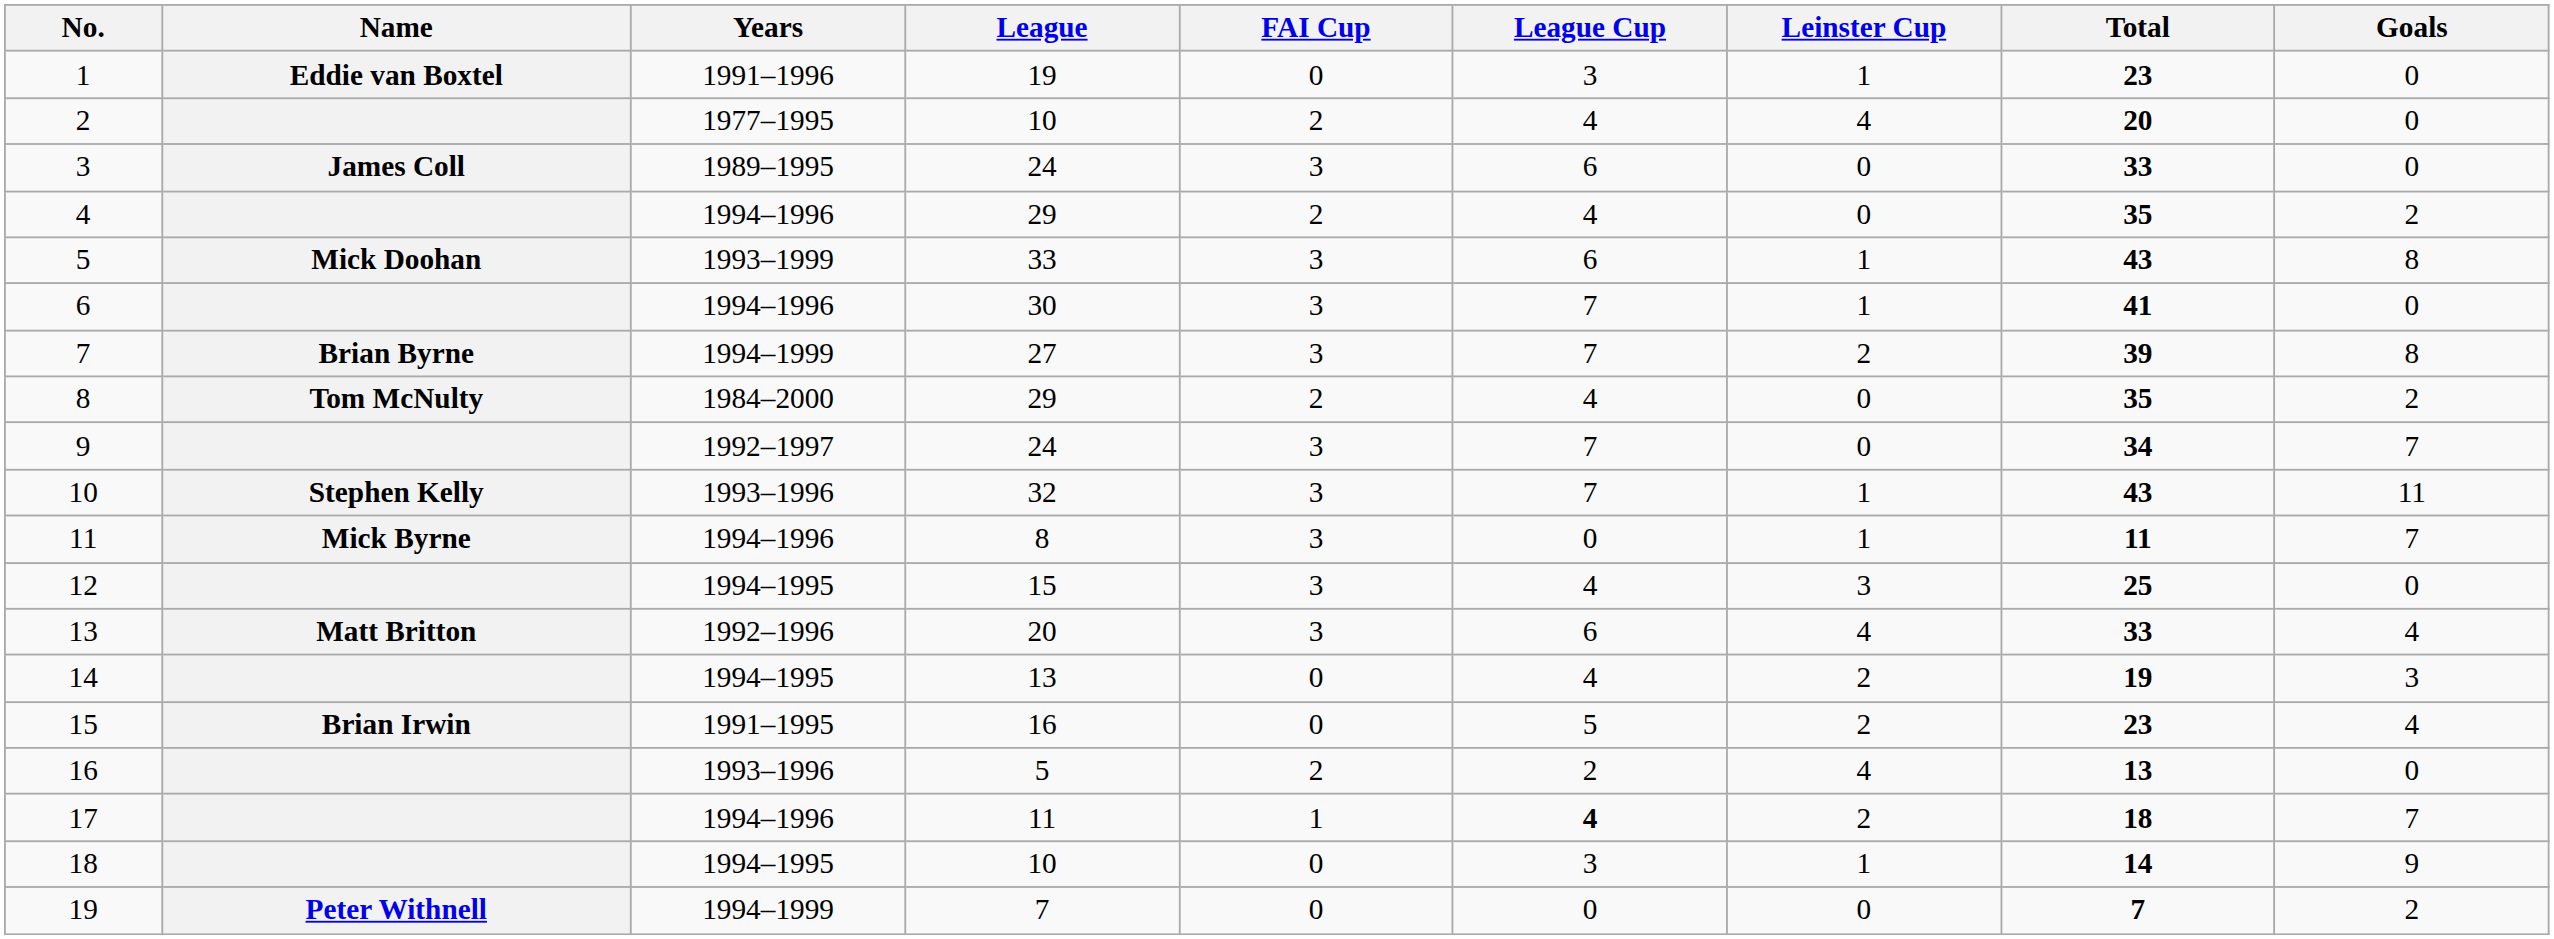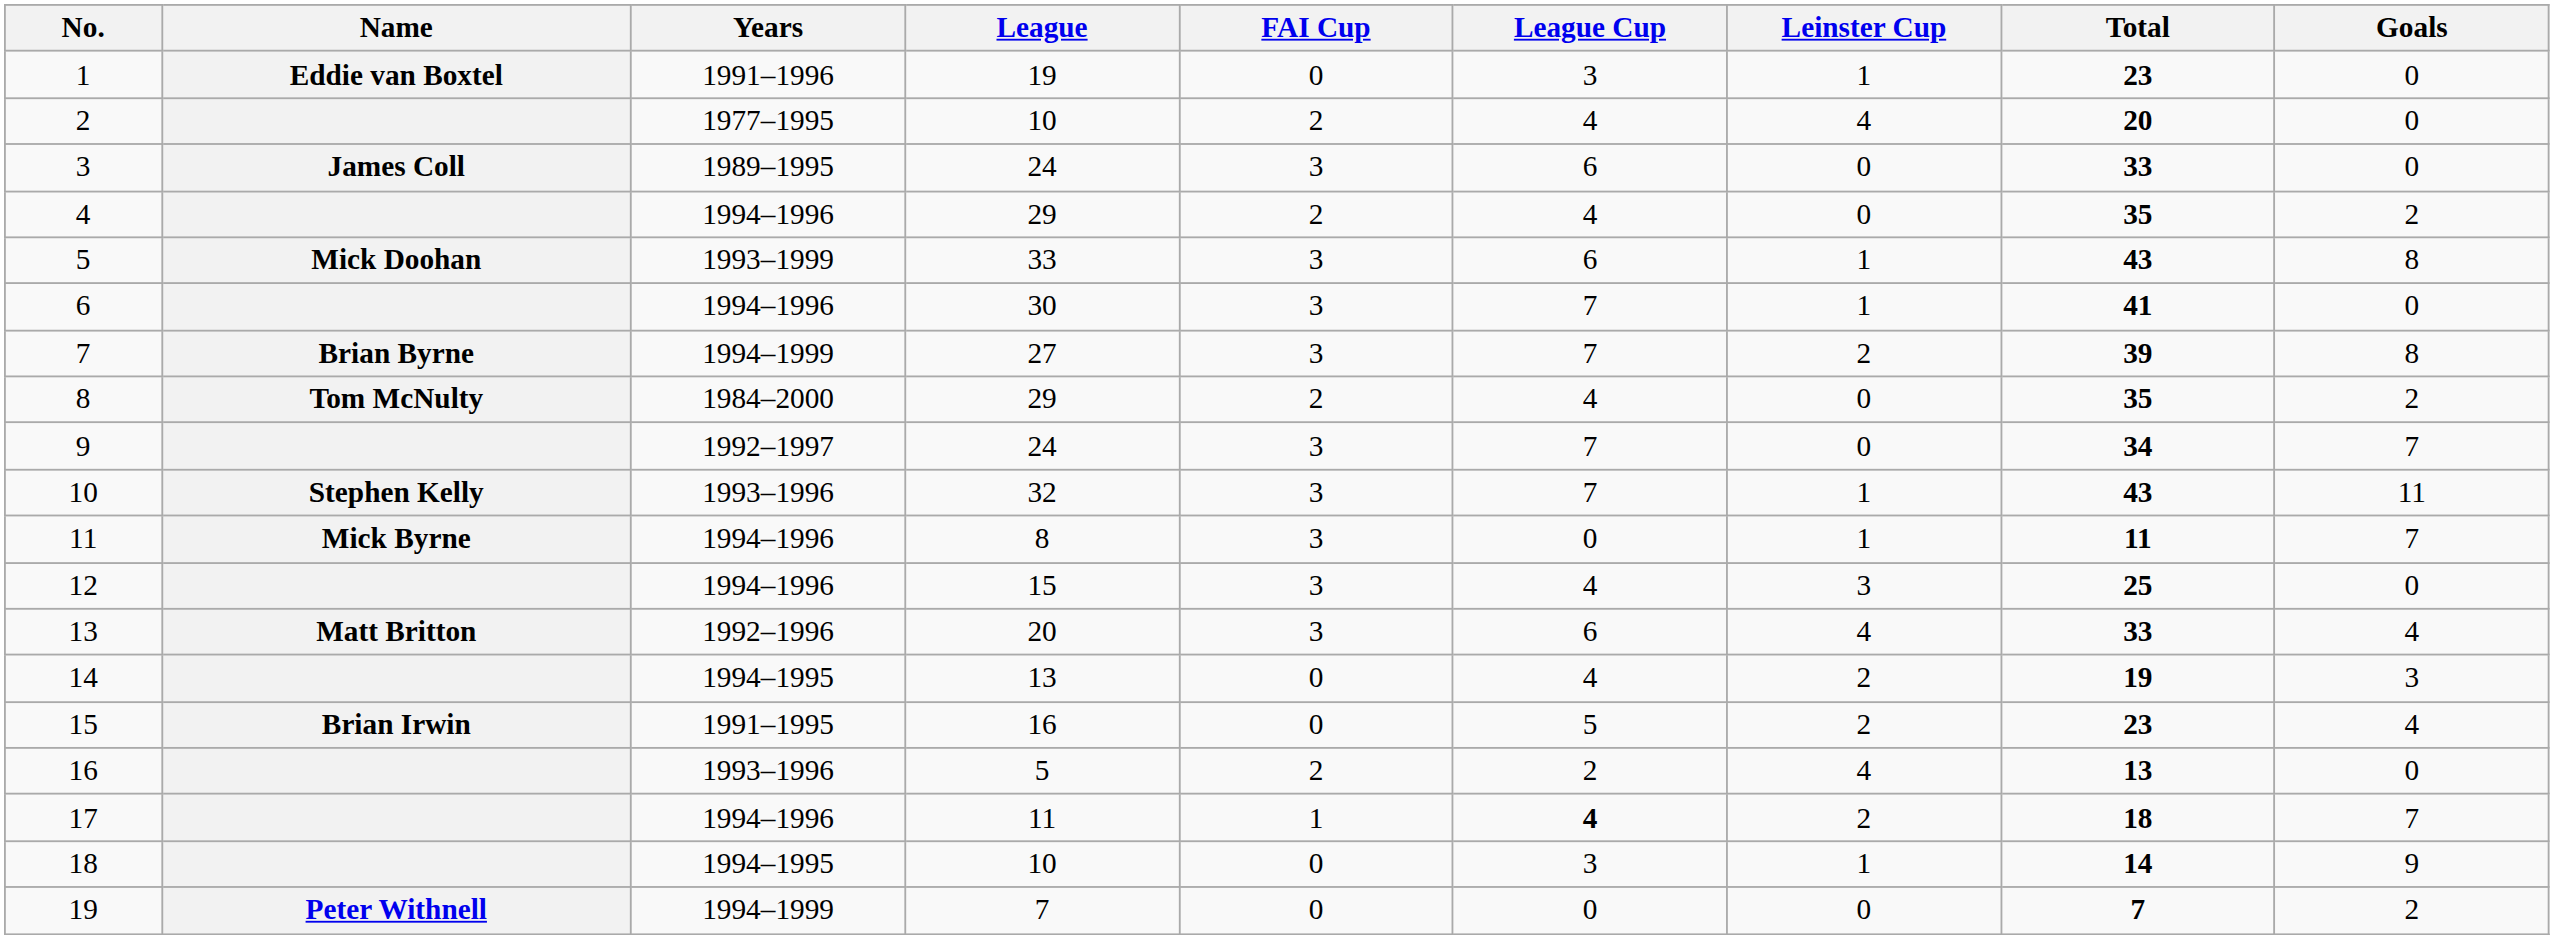(768, 584) 1994–1995 -> (768, 584) 1994–1996
